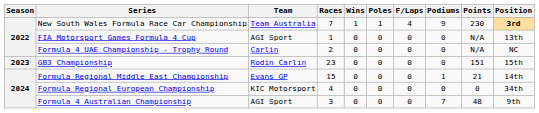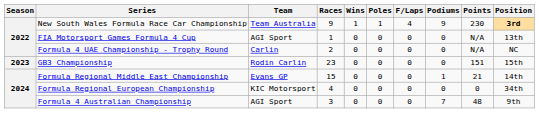(331, 23) 7 -> (331, 23) 9
